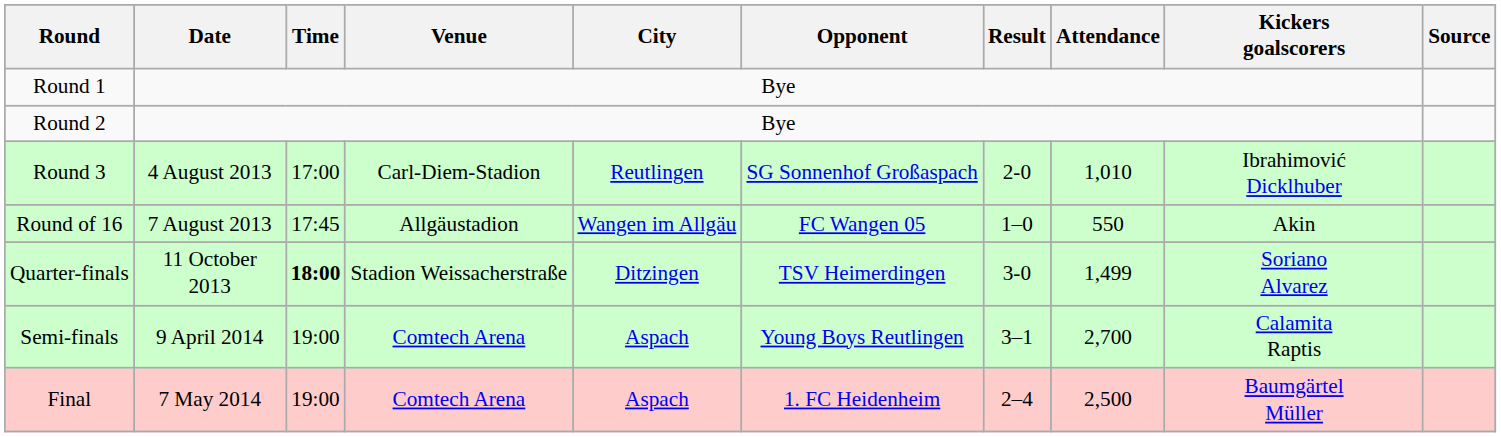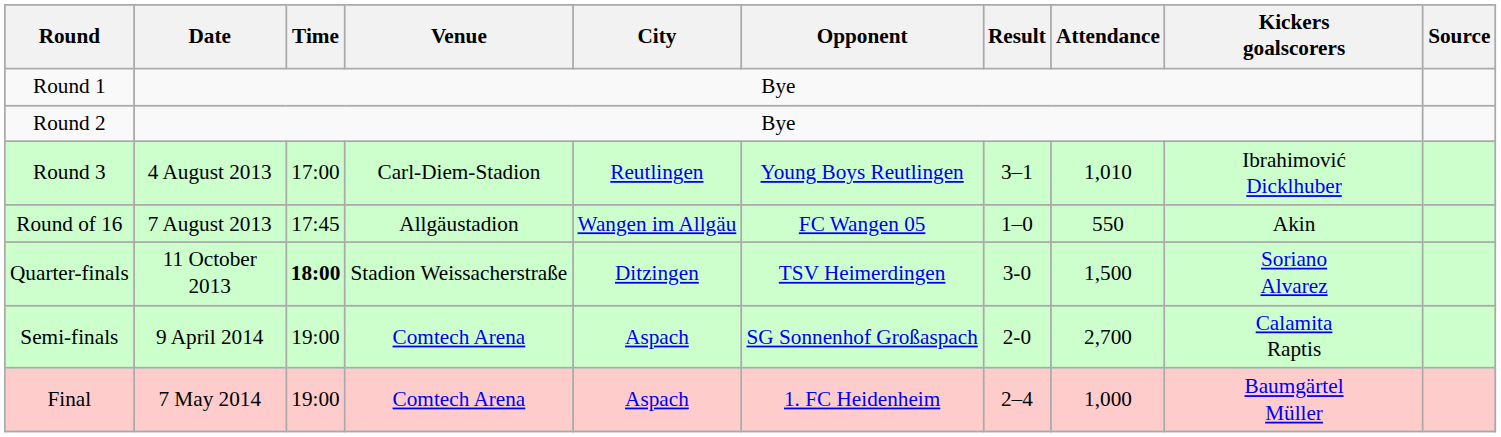(862, 173) SG Sonnenhof Großaspach -> (862, 173) Young Boys Reutlingen
(1017, 173) 2-0 -> (1017, 173) 3–1
(1108, 273) 1,499 -> (1108, 273) 1,500
(862, 336) Young Boys Reutlingen -> (862, 336) SG Sonnenhof Großaspach
(1017, 336) 3–1 -> (1017, 336) 2-0
(1108, 399) 2,500 -> (1108, 399) 1,000
